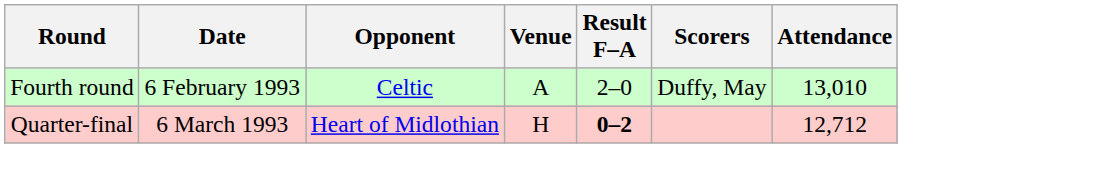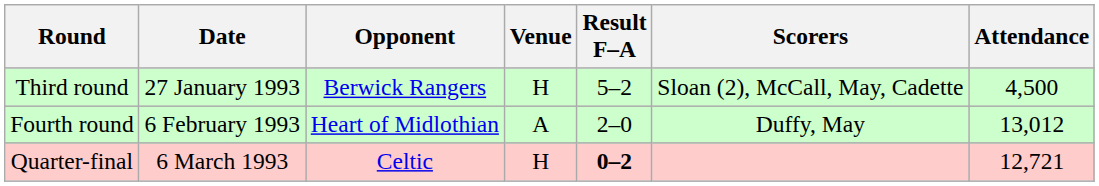+ row: (72, 86)
(405, 86) Celtic -> (405, 124) Heart of Midlothian
(835, 86) 13,010 -> (1032, 124) 13,012
(405, 124) Heart of Midlothian -> (405, 161) Celtic
(835, 124) 12,712 -> (1032, 161) 12,721
